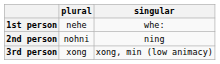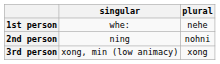columns swapped: (154, 11) <-> (77, 11)
